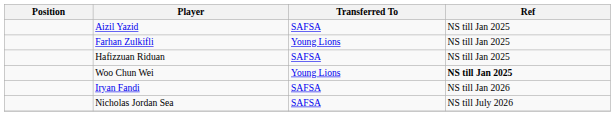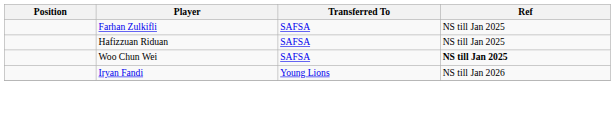- row: (117, 27)
(316, 42) Young Lions -> (295, 27) SAFSA
(316, 73) Young Lions -> (295, 57) SAFSA
(306, 88) SAFSA -> (305, 73) Young Lions
- row: (134, 103)
